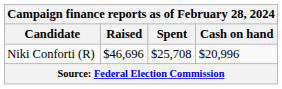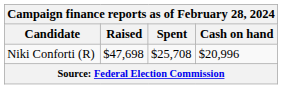(123, 53) $46,696 -> (123, 53) $47,698
